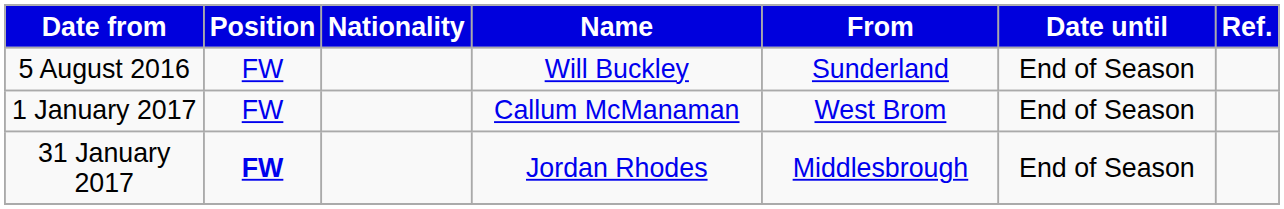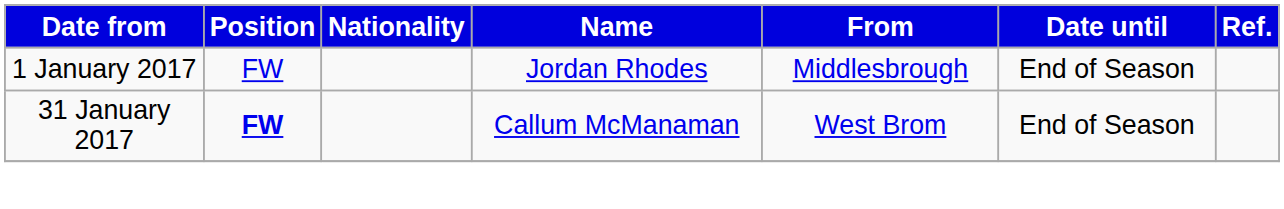- row: (104, 69)
(617, 111) Callum McManaman -> (617, 69) Jordan Rhodes
(880, 111) West Brom -> (880, 69) Middlesbrough
(617, 168) Jordan Rhodes -> (617, 126) Callum McManaman
(880, 168) Middlesbrough -> (880, 126) West Brom
